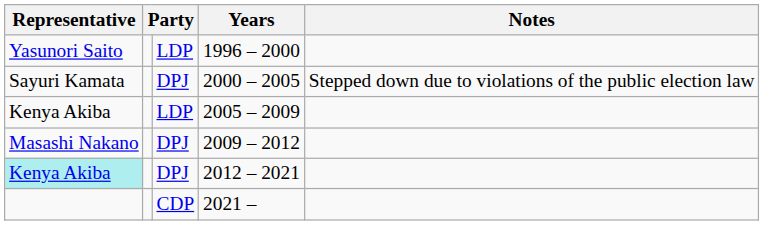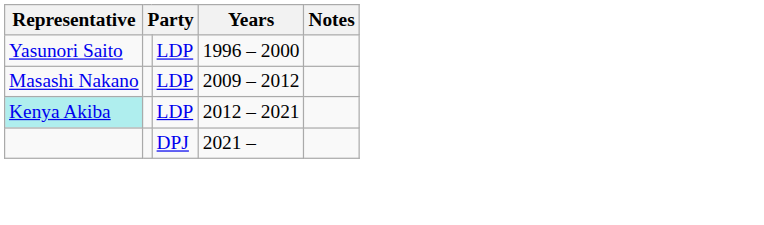- row: (251, 81)
- row: (251, 111)
(173, 142) DPJ -> (175, 81) LDP
(173, 173) DPJ -> (175, 111) LDP
(175, 204) CDP -> (173, 142) DPJ
